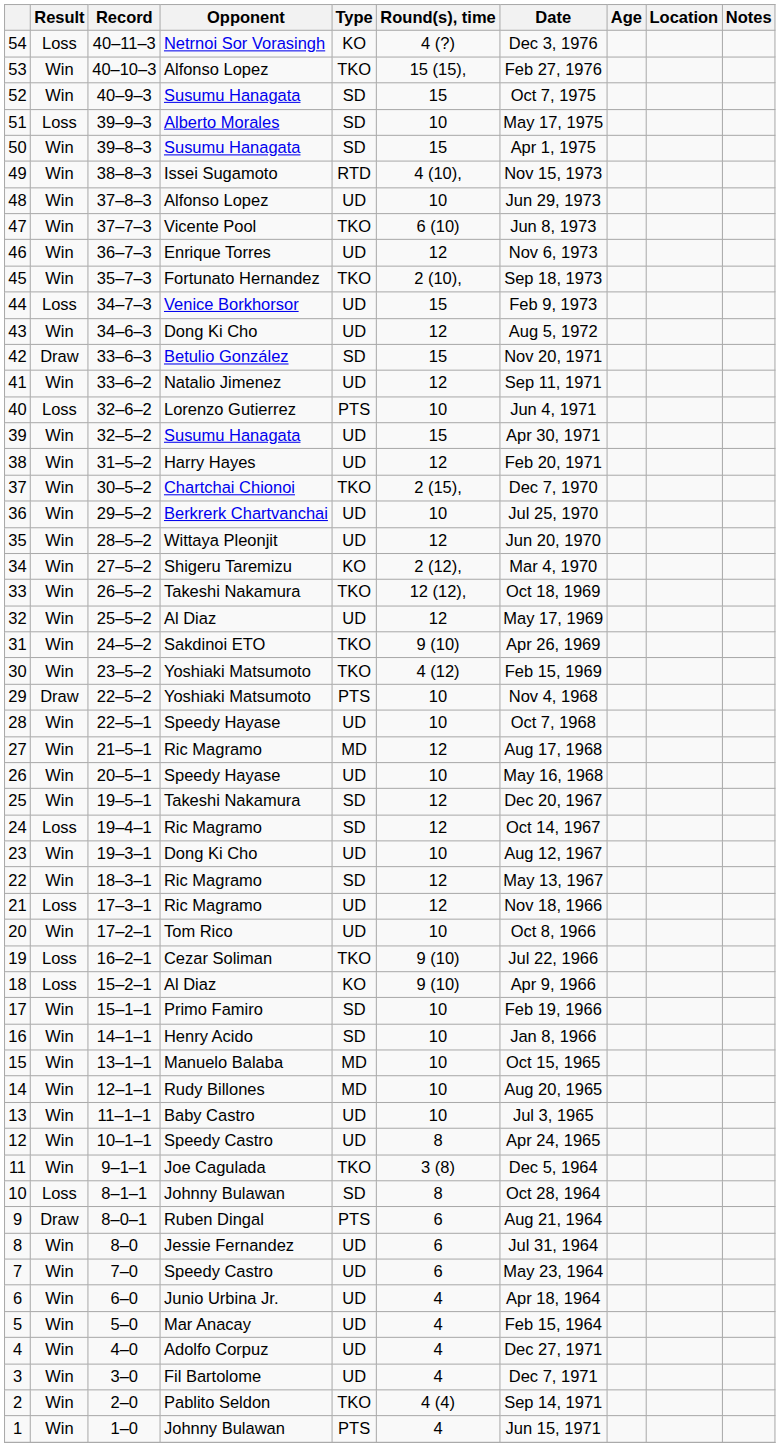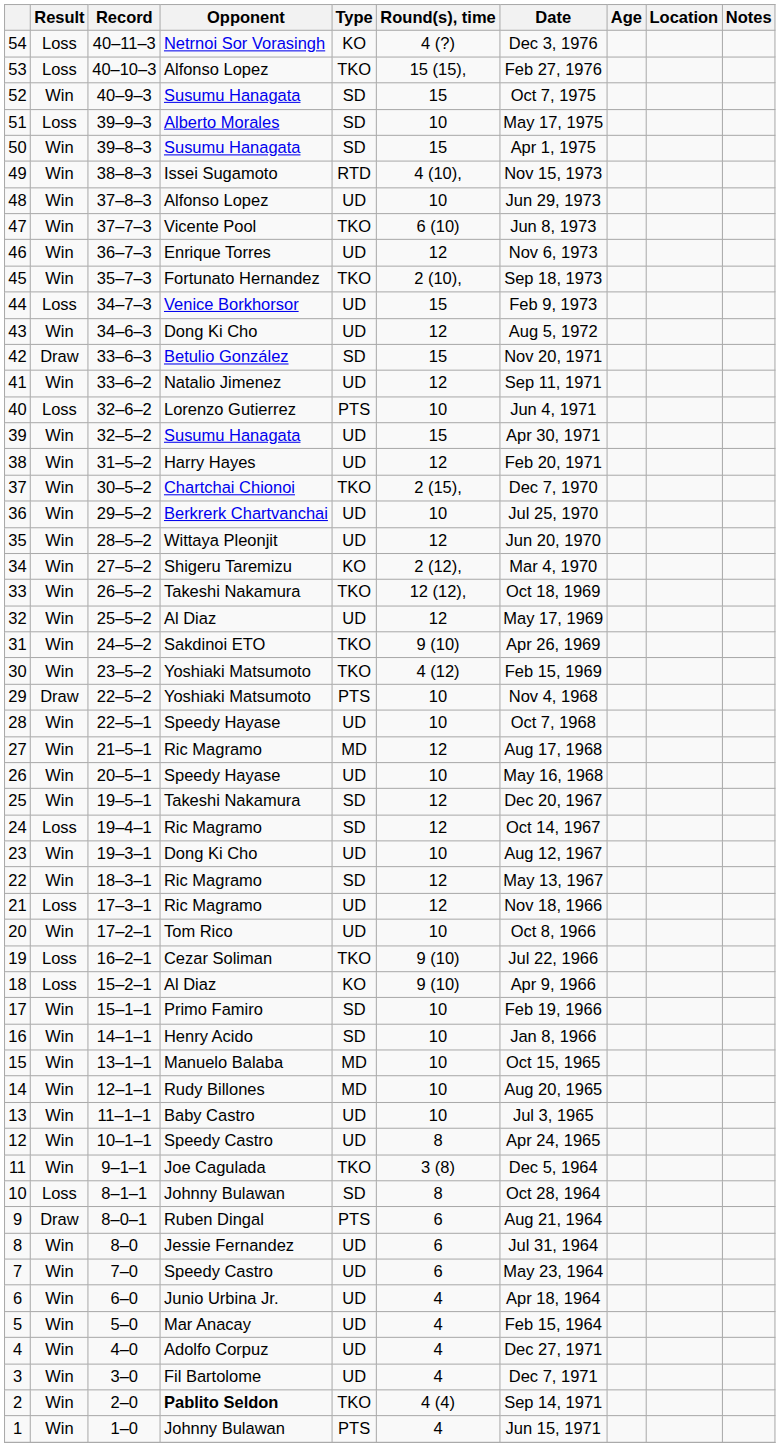(59, 69) Win -> (59, 69) Loss
(217, 1402) normal -> (221, 1402) bold
